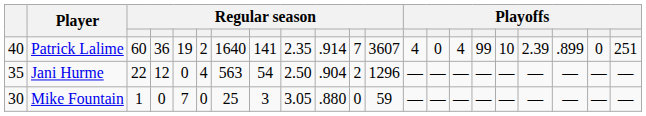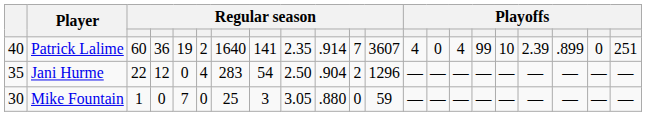(230, 73) 563 -> (230, 73) 283
